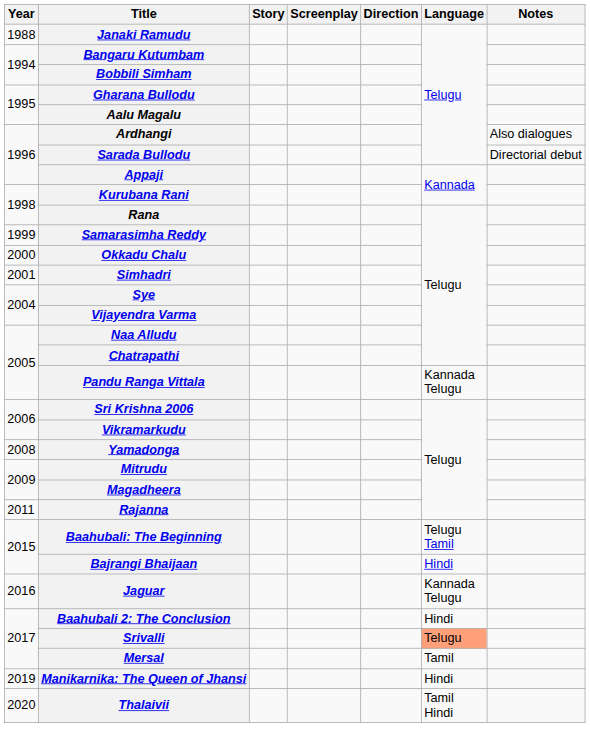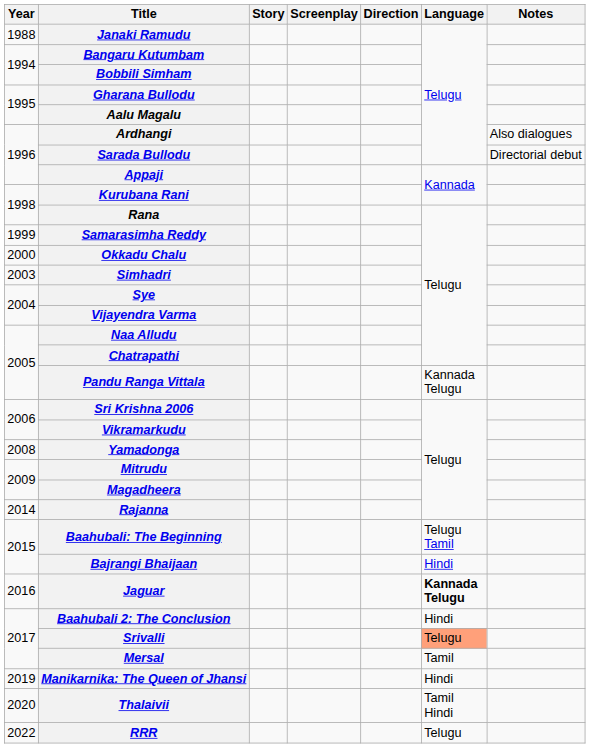(21, 275) 2001 -> (21, 275) 2003
(21, 509) 2011 -> (21, 509) 2014
(450, 591) normal -> (451, 591) bold
+ row: (144, 732)
